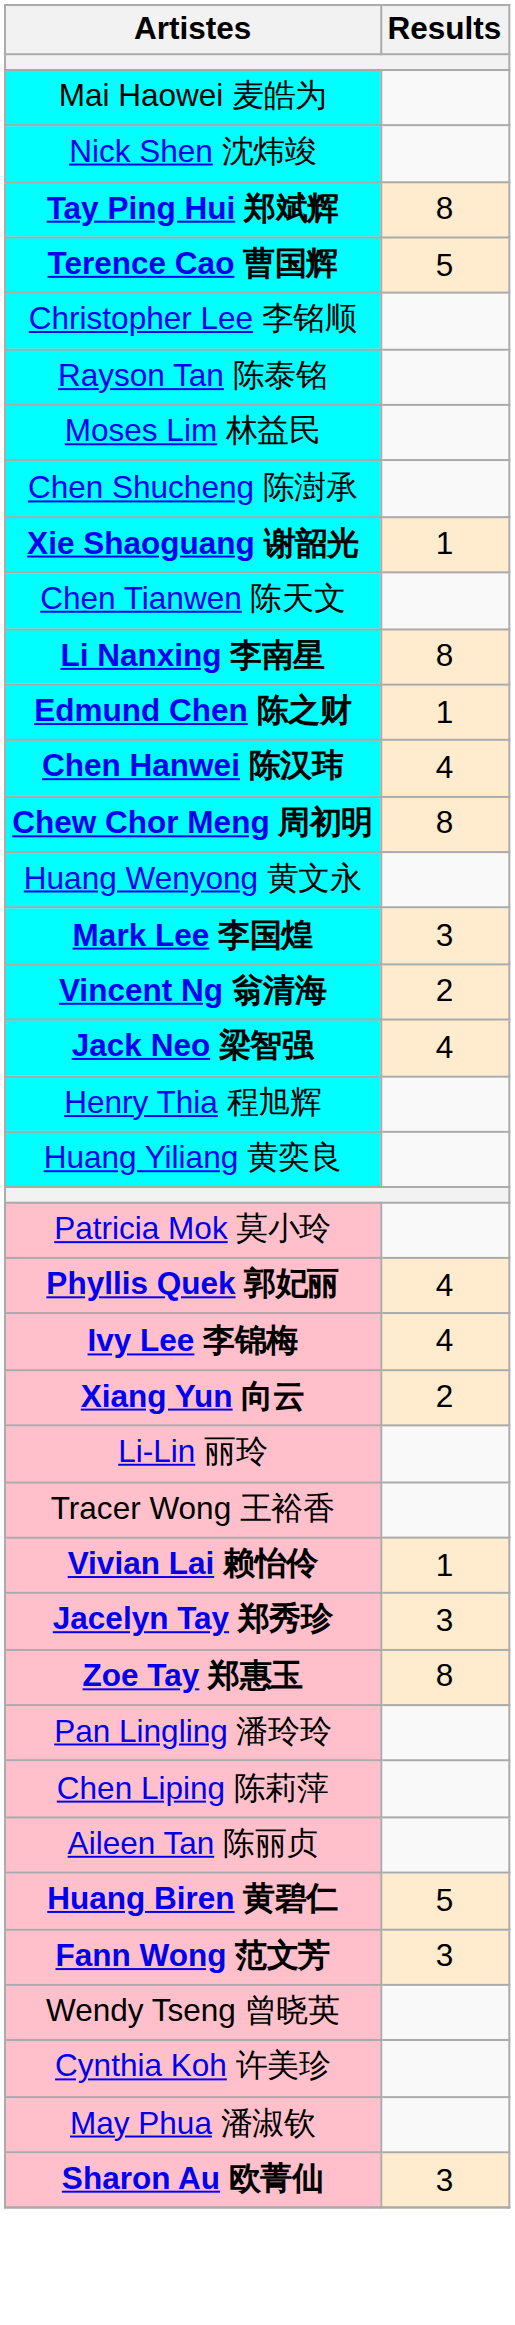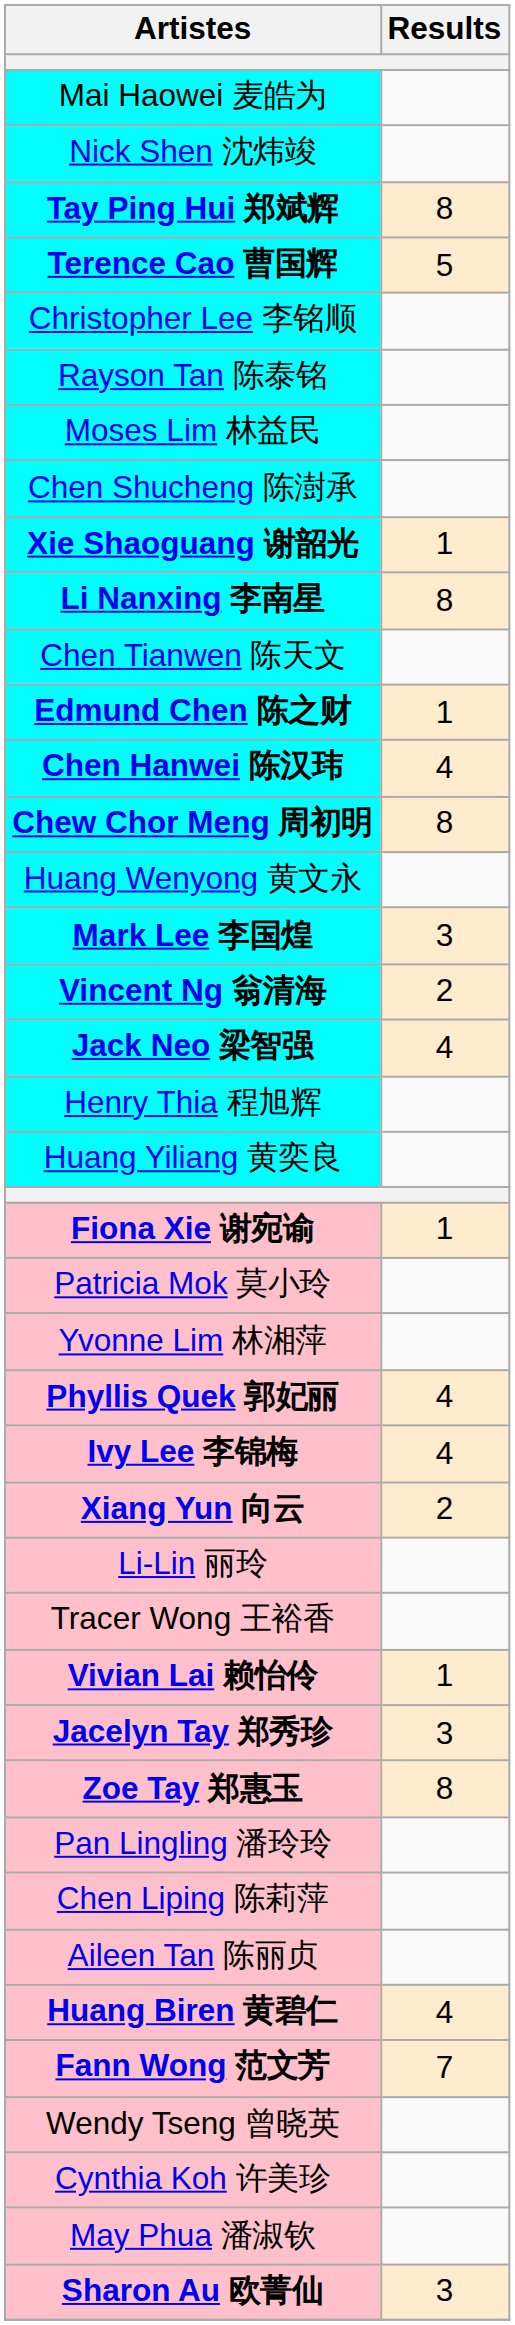rows swapped: (193, 599) <-> (193, 654)
+ row: (193, 1228)
+ row: (193, 1340)
(444, 1900) 5 -> (444, 2012) 4
(444, 1956) 3 -> (444, 2067) 7
